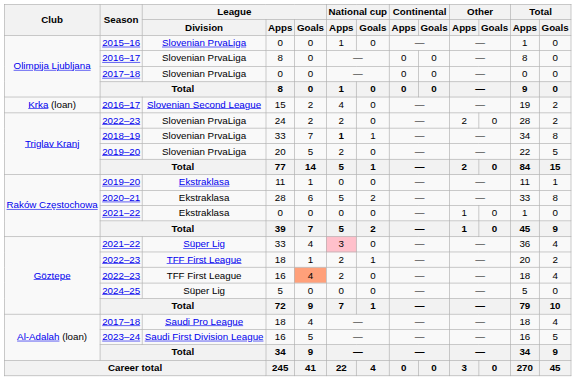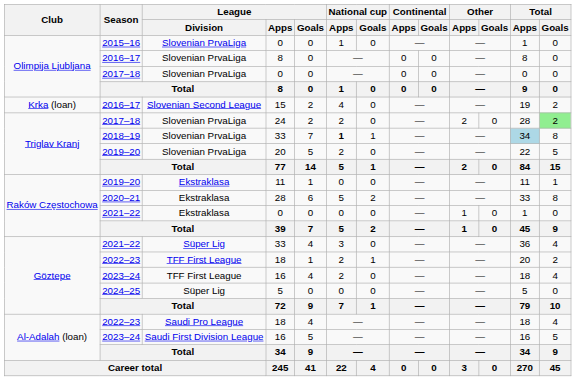(121, 120) 2022–23 -> (121, 120) 2017–18
(555, 120) no background -> (555, 120) lightgreen background
(525, 136) no background -> (525, 136) lightblue background
(341, 244) pink background -> (341, 244) no background
(121, 275) 2022–23 -> (121, 275) 2023–24
(310, 275) lightsalmon background -> (310, 275) no background
(121, 321) 2017–18 -> (121, 321) 2022–23
